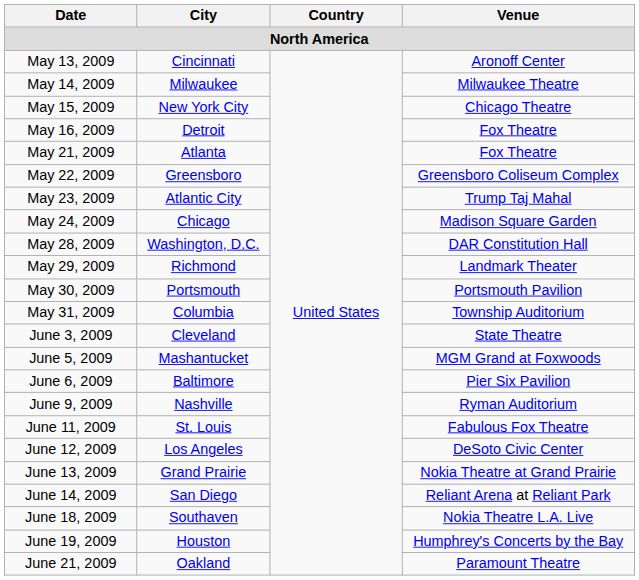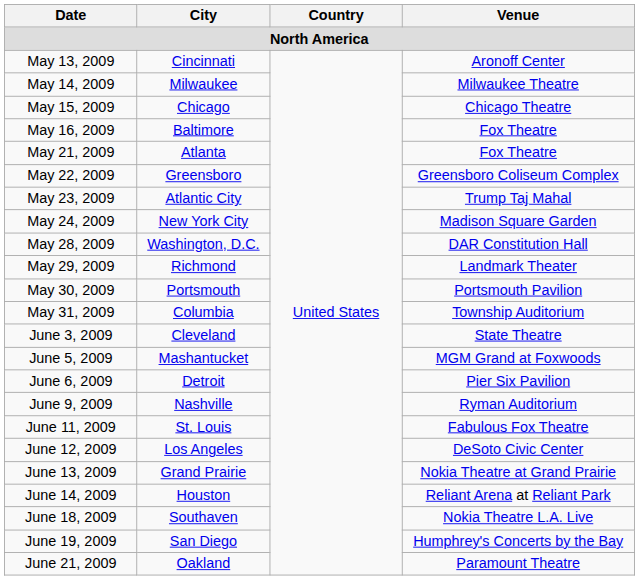(203, 107) New York City -> (203, 107) Chicago
(203, 130) Detroit -> (203, 130) Baltimore
(203, 221) Chicago -> (203, 221) New York City
(203, 381) Baltimore -> (203, 381) Detroit
(203, 495) San Diego -> (203, 495) Houston
(203, 541) Houston -> (203, 541) San Diego
